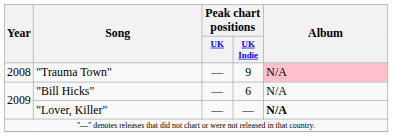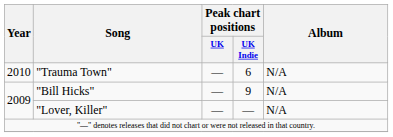(19, 72) 2008 -> (19, 72) 2010
(248, 72) 9 -> (248, 72) 6
(277, 72) pink background -> (277, 72) no background
(248, 91) 6 -> (248, 91) 9
(277, 110) bold -> (277, 110) normal
